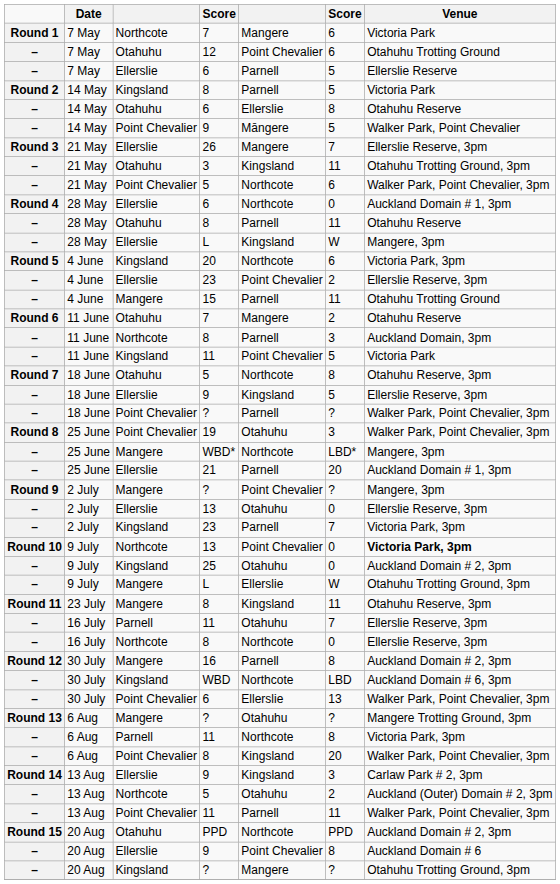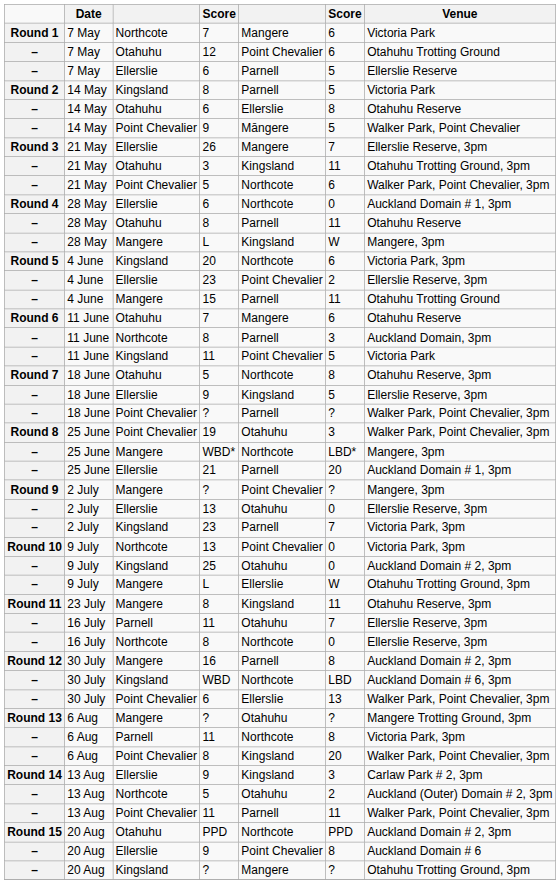(137, 242) Ellerslie -> (139, 242) Mangere
(332, 318) 2 -> (332, 318) 6
(419, 546) bold -> (416, 546) normal
